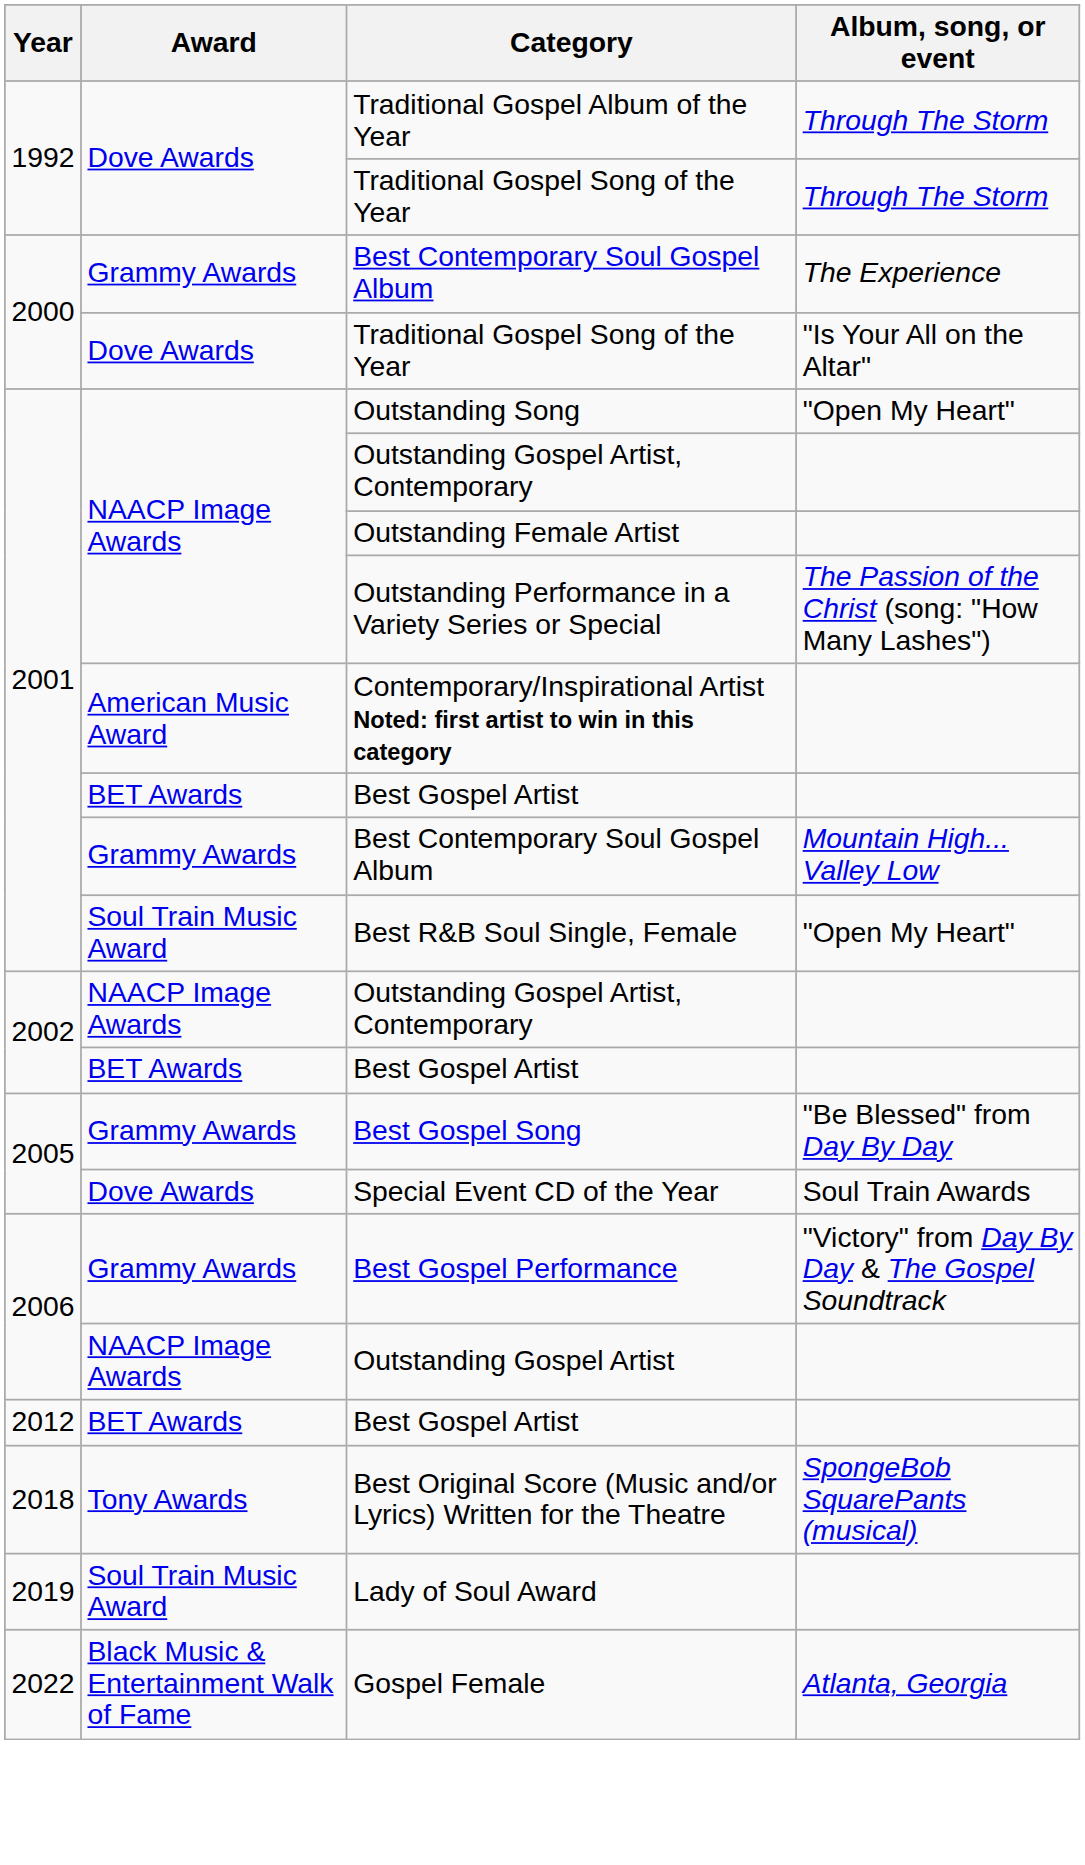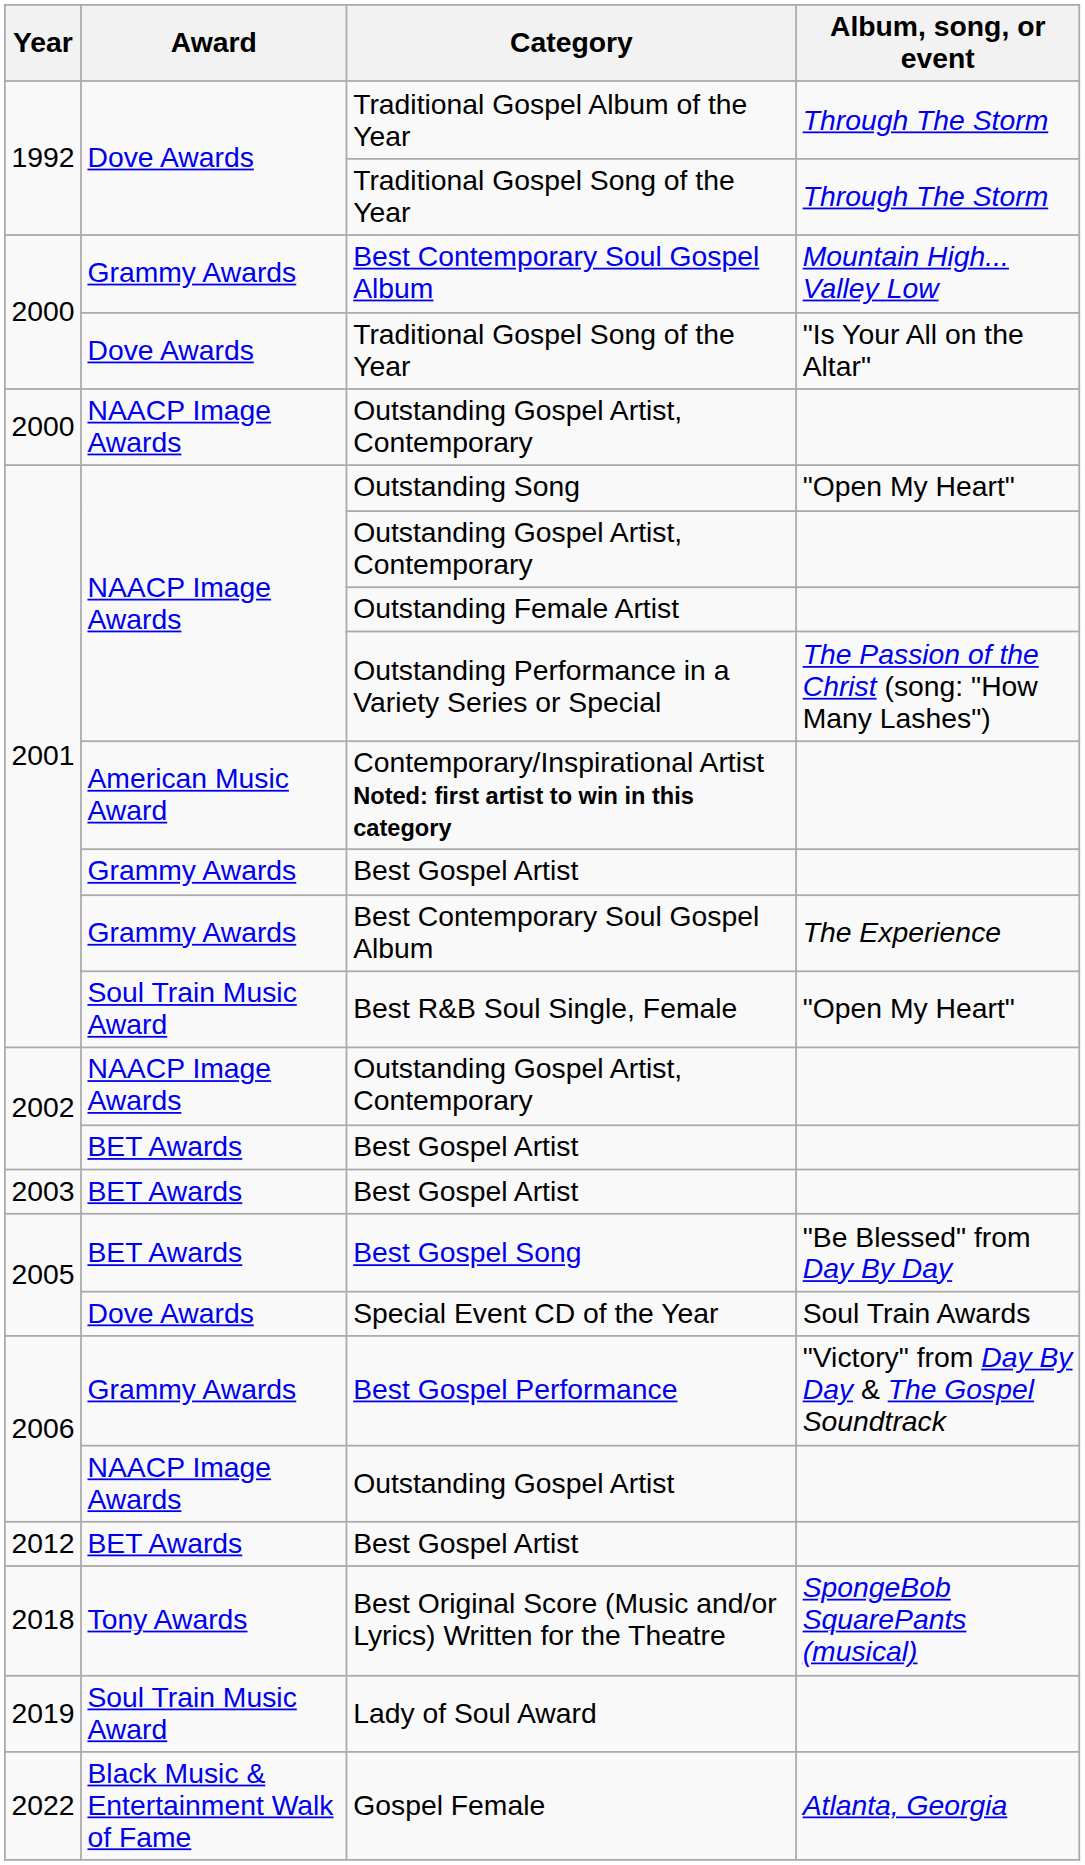(902, 273) The Experience -> (906, 273) Mountain High... Valley Low
+ row: (43, 426)
(165, 794) BET Awards -> (192, 871) Grammy Awards
(906, 855) Mountain High... Valley Low -> (902, 932) The Experience
+ row: (43, 1191)
(192, 1130) Grammy Awards -> (165, 1252) BET Awards
